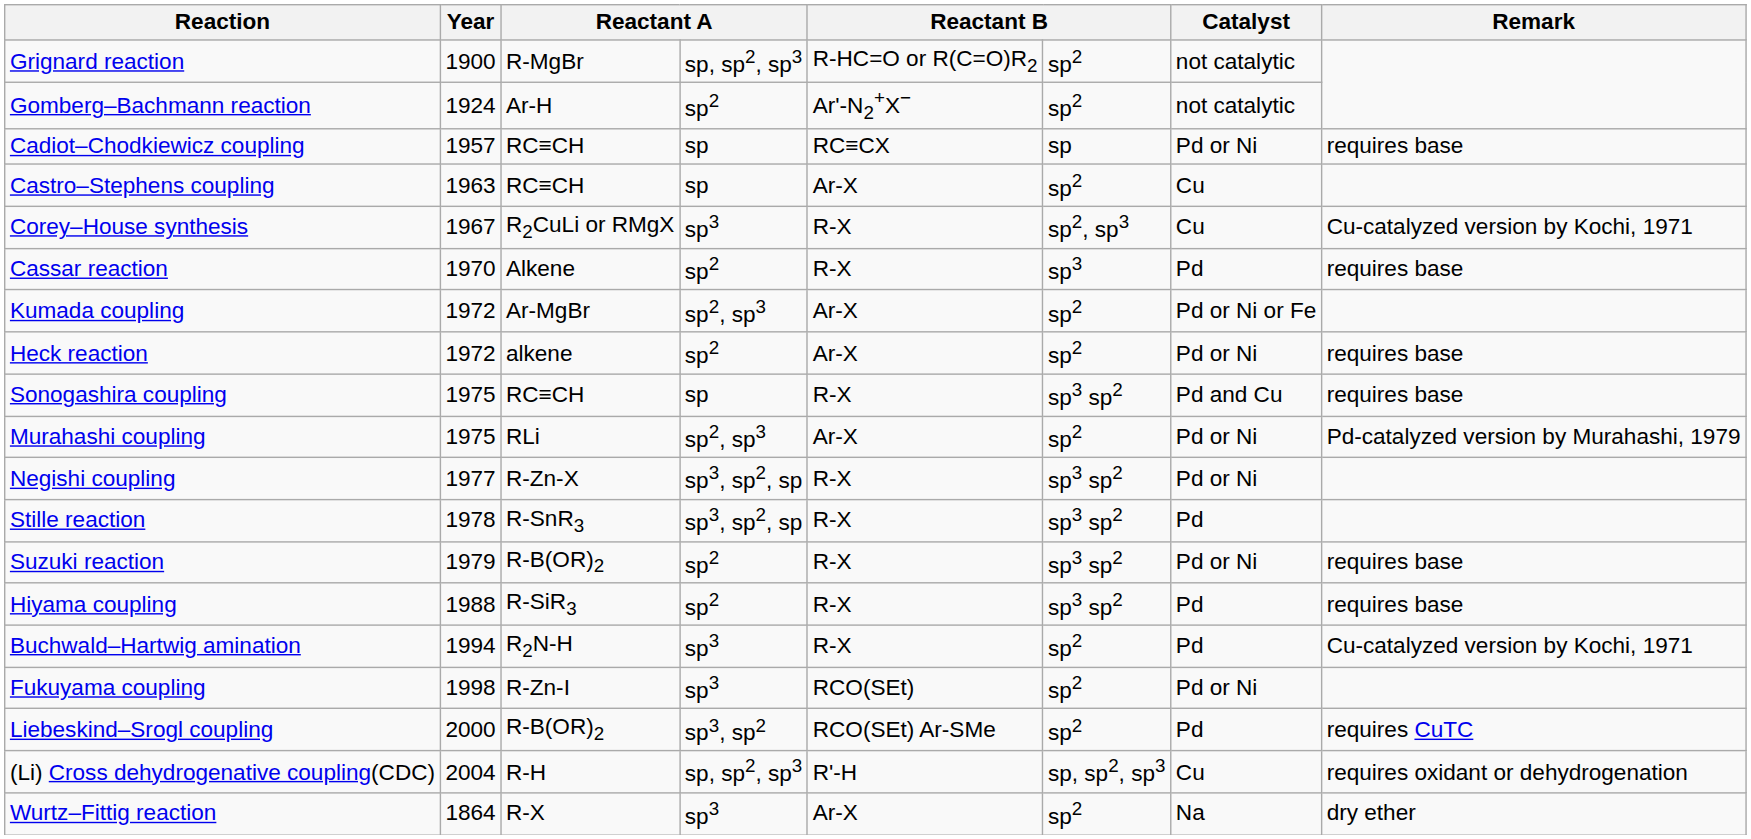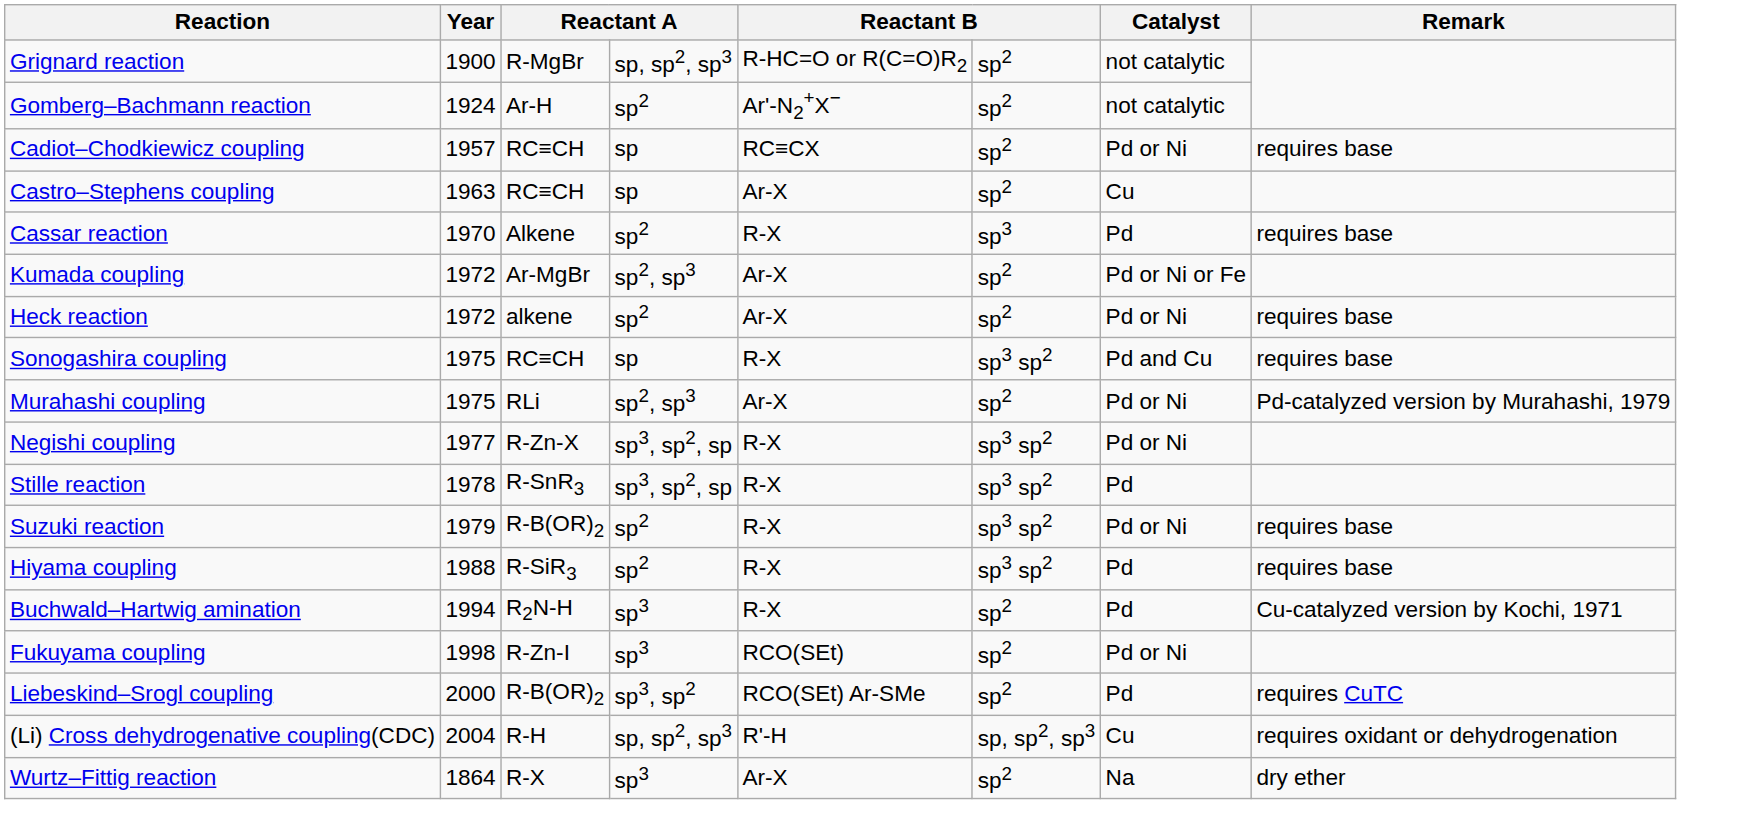(1060, 146) sp -> (995, 149) sp2
- row: (129, 227)
